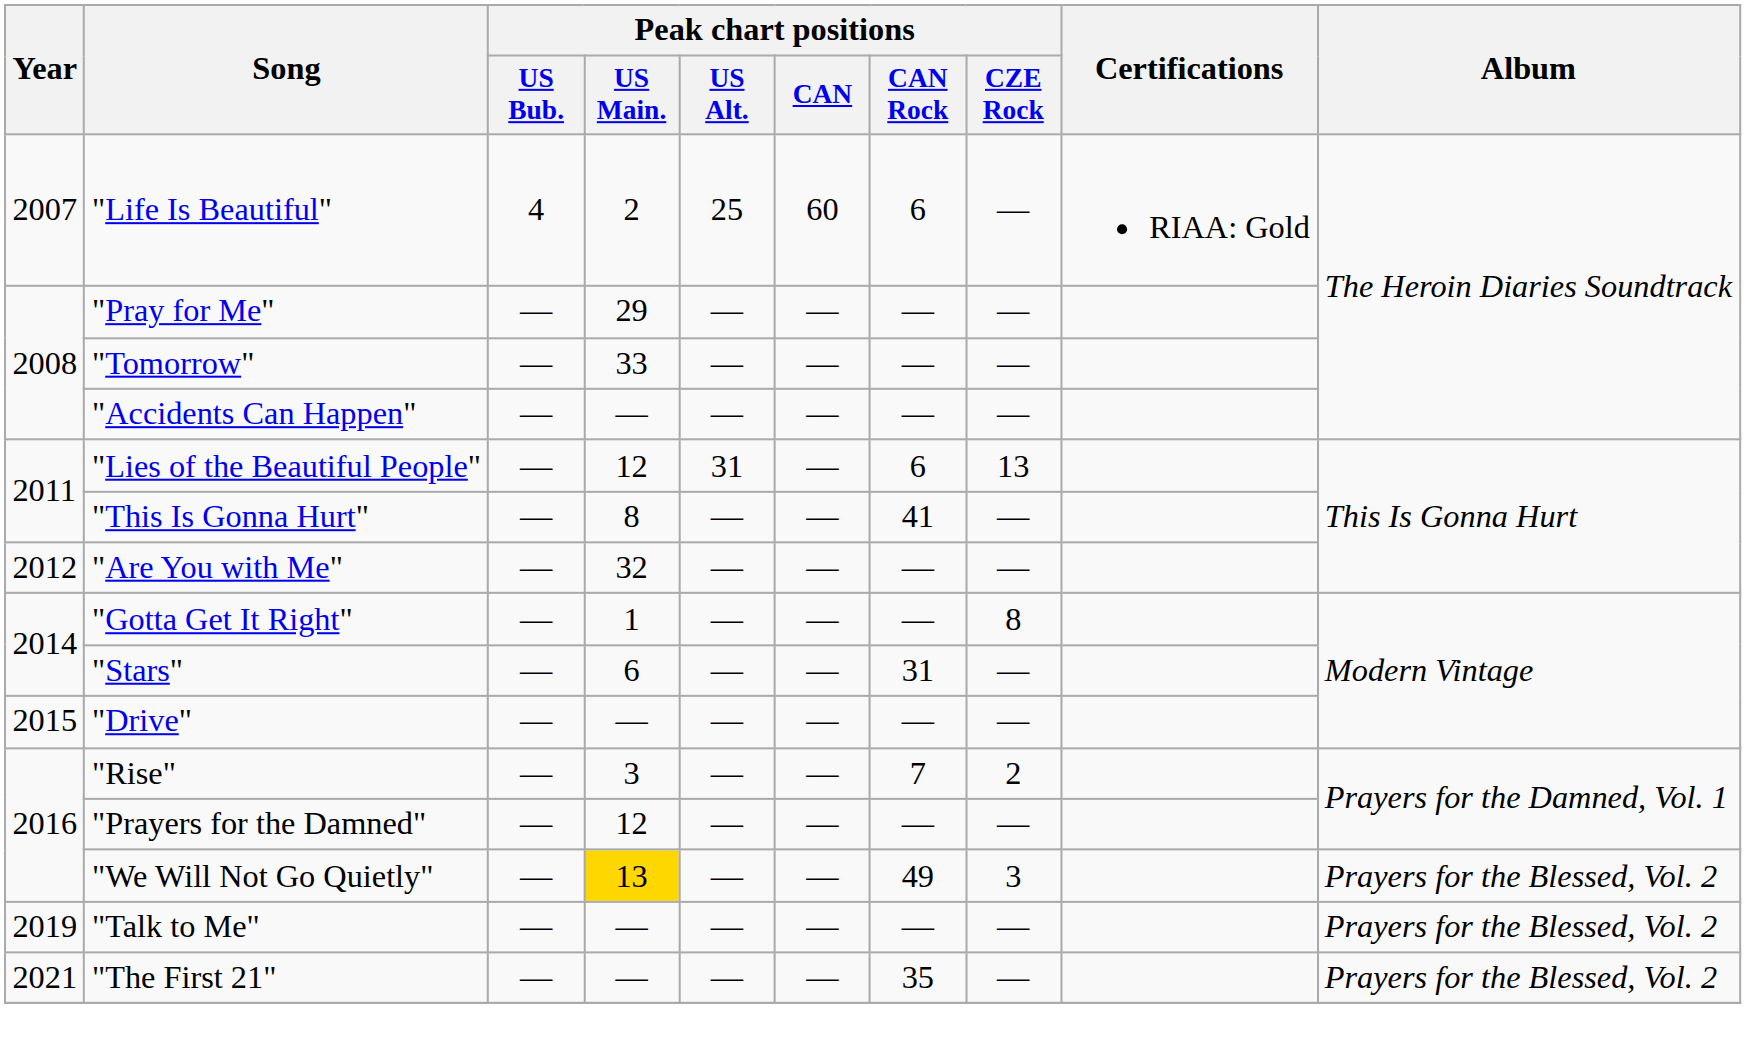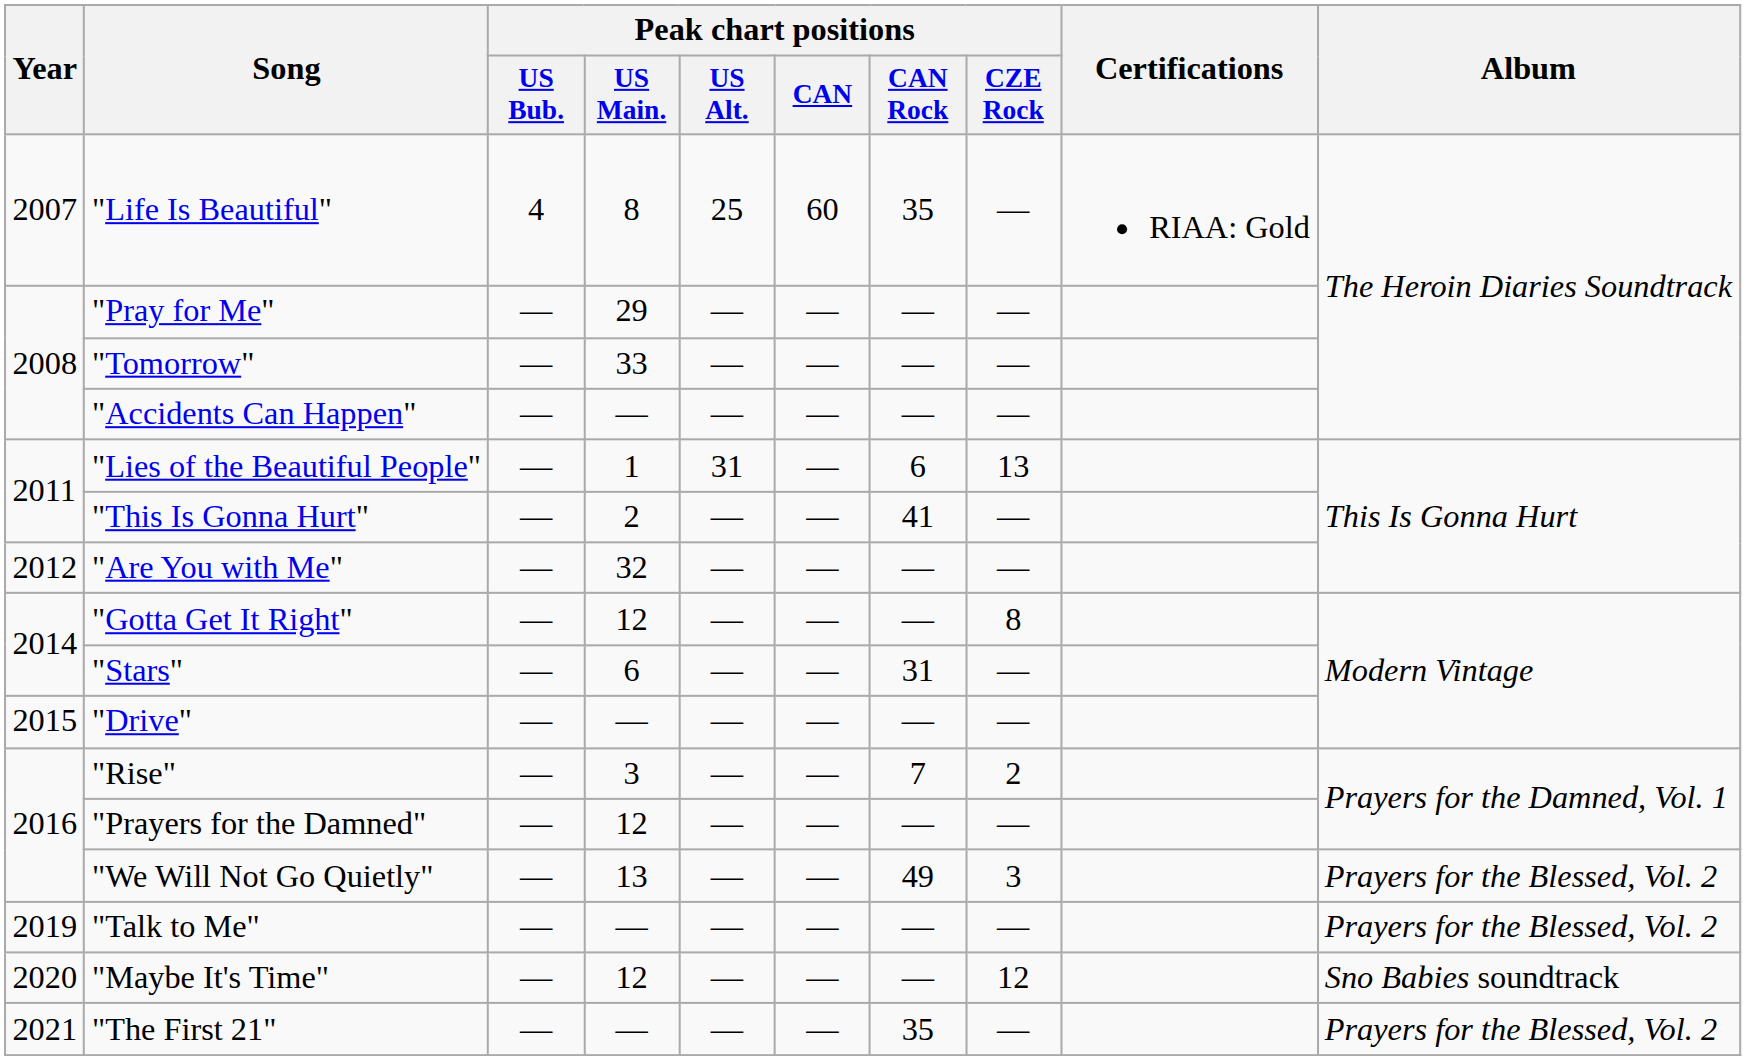(632, 209) 2 -> (632, 209) 8
(918, 209) 6 -> (918, 209) 35
(632, 465) 12 -> (632, 465) 1
(632, 516) 8 -> (632, 516) 2
(632, 618) 1 -> (632, 618) 12
(632, 875) gold background -> (632, 875) no background
+ row: (210, 977)
